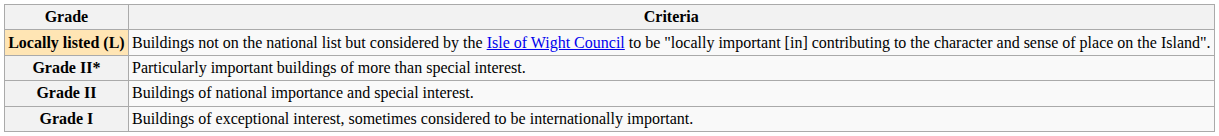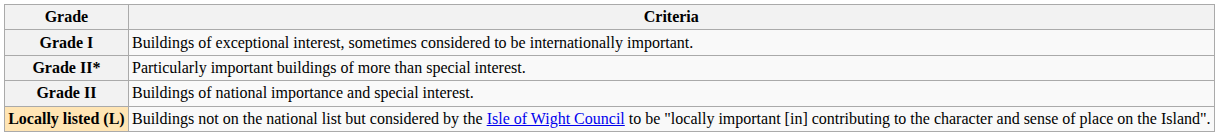rows swapped: (66, 118) <-> (66, 42)
